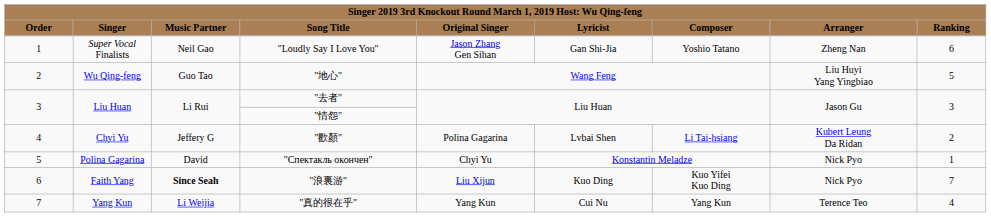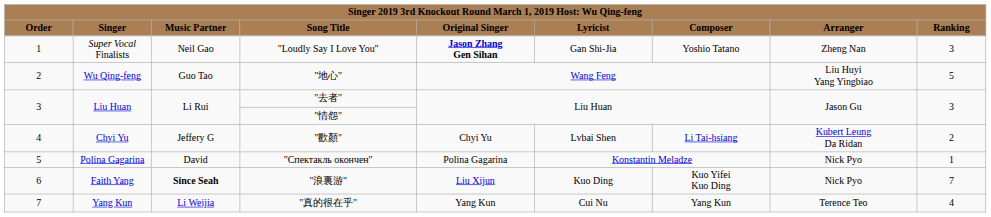(475, 49) normal -> (475, 49) bold
(951, 49) 6 -> (951, 49) 3
(475, 138) Polina Gagarina -> (475, 138) Chyi Yu
(475, 159) Chyi Yu -> (475, 159) Polina Gagarina
